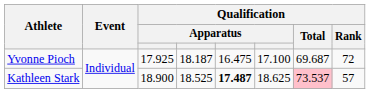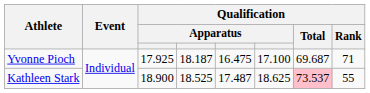(348, 59) 72 -> (348, 59) 71
(235, 79) bold -> (235, 79) normal
(348, 79) 57 -> (348, 79) 55
